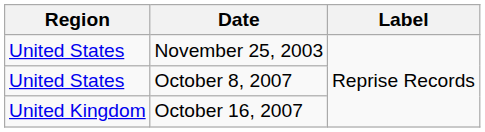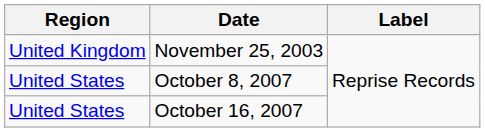(67, 50) United States -> (77, 50) United Kingdom
(77, 111) United Kingdom -> (67, 111) United States
